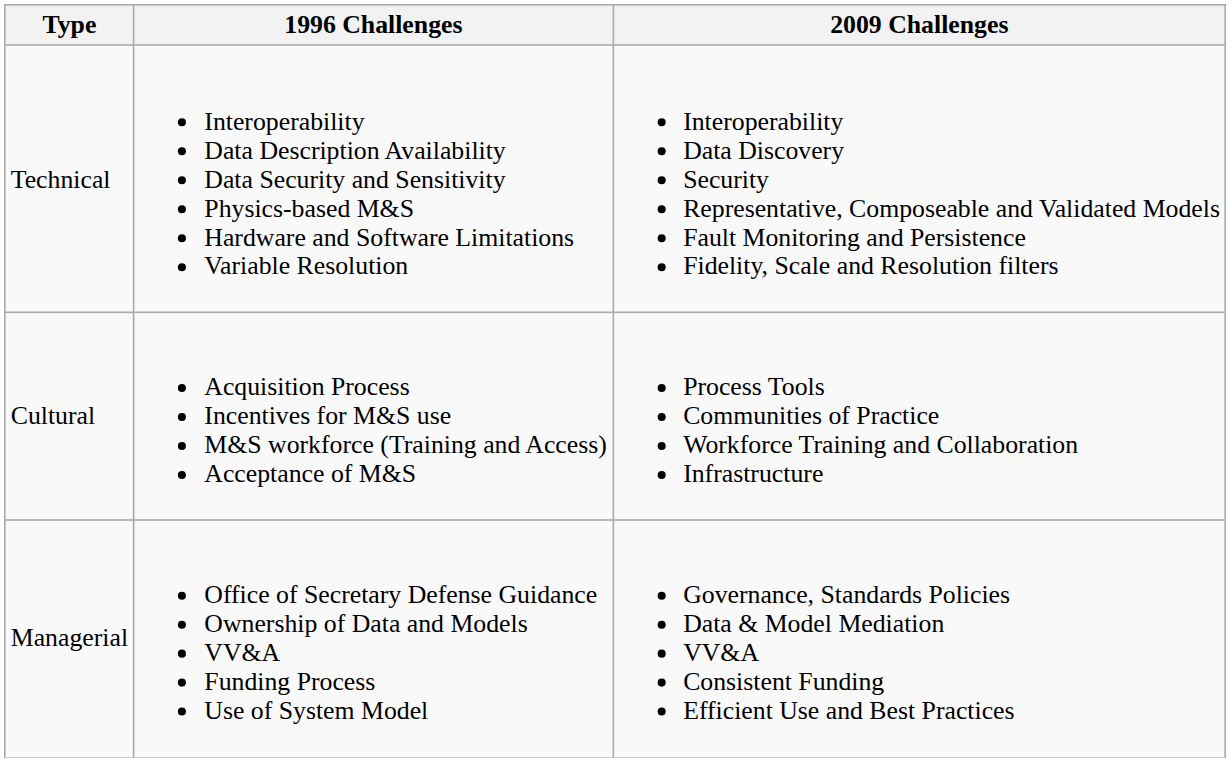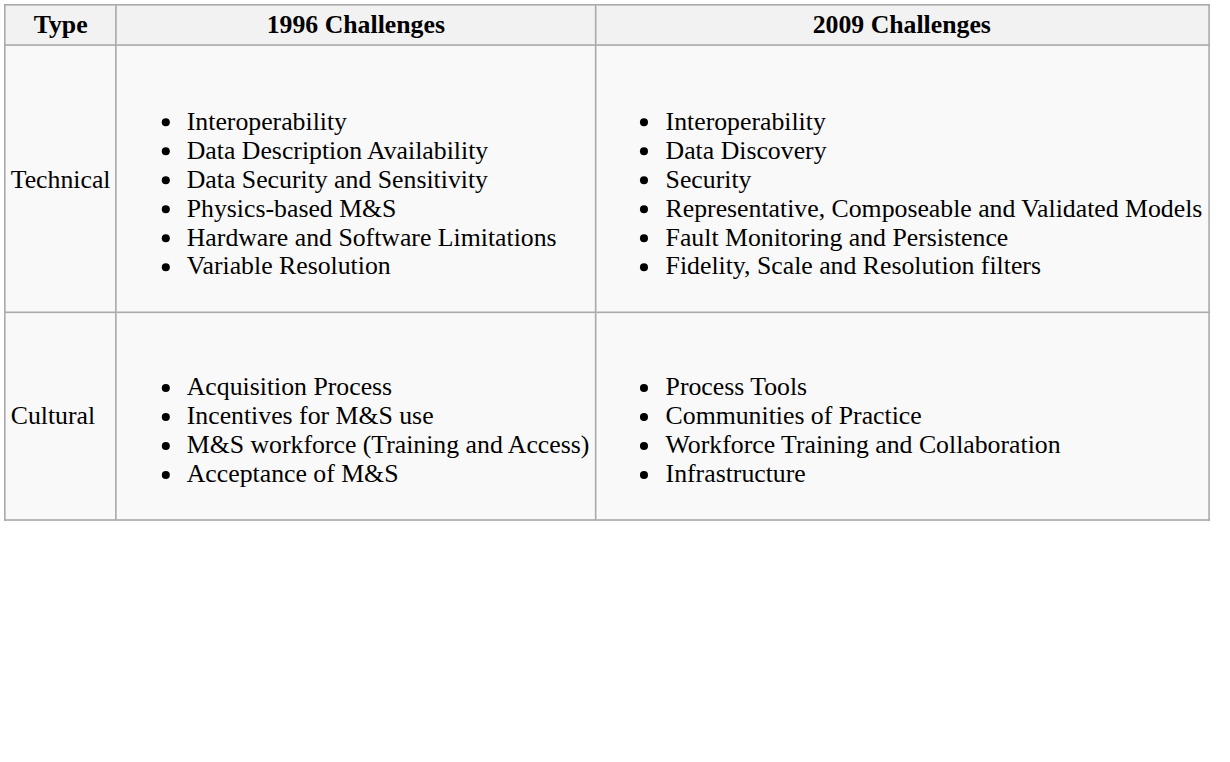- row: (69, 638)
